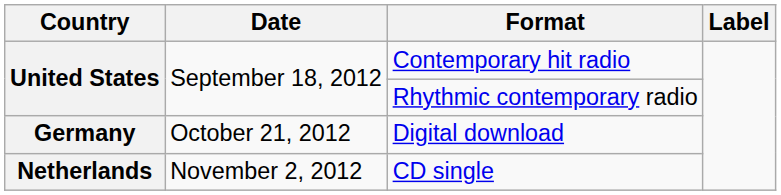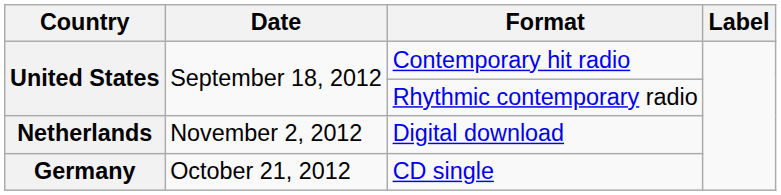(85, 134) Germany -> (85, 134) Netherlands
(260, 134) October 21, 2012 -> (266, 134) November 2, 2012
(85, 171) Netherlands -> (85, 171) Germany
(266, 171) November 2, 2012 -> (260, 171) October 21, 2012
